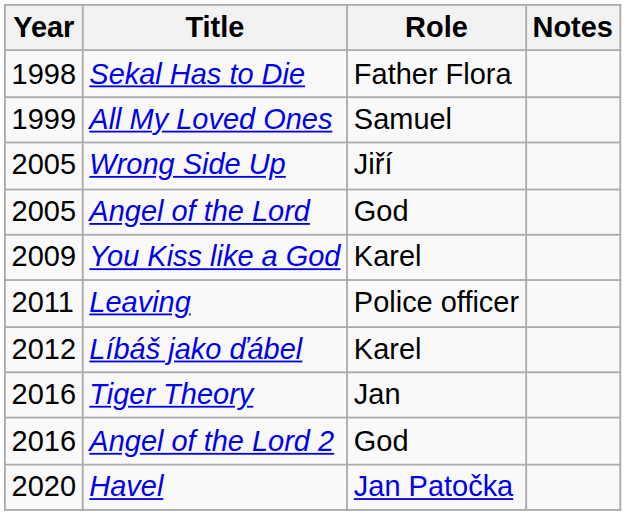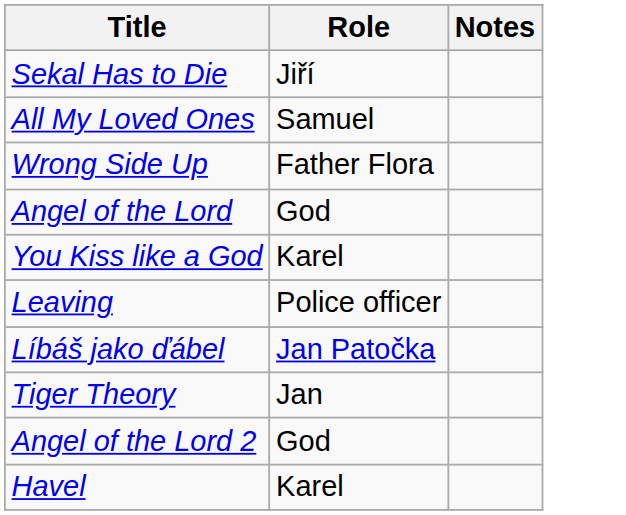- column: (44, 27)
(433, 73) Father Flora -> (295, 73) Jiří
(373, 165) Jiří -> (355, 165) Father Flora
(388, 348) Karel -> (356, 348) Jan Patočka
(434, 486) Jan Patočka -> (310, 486) Karel
